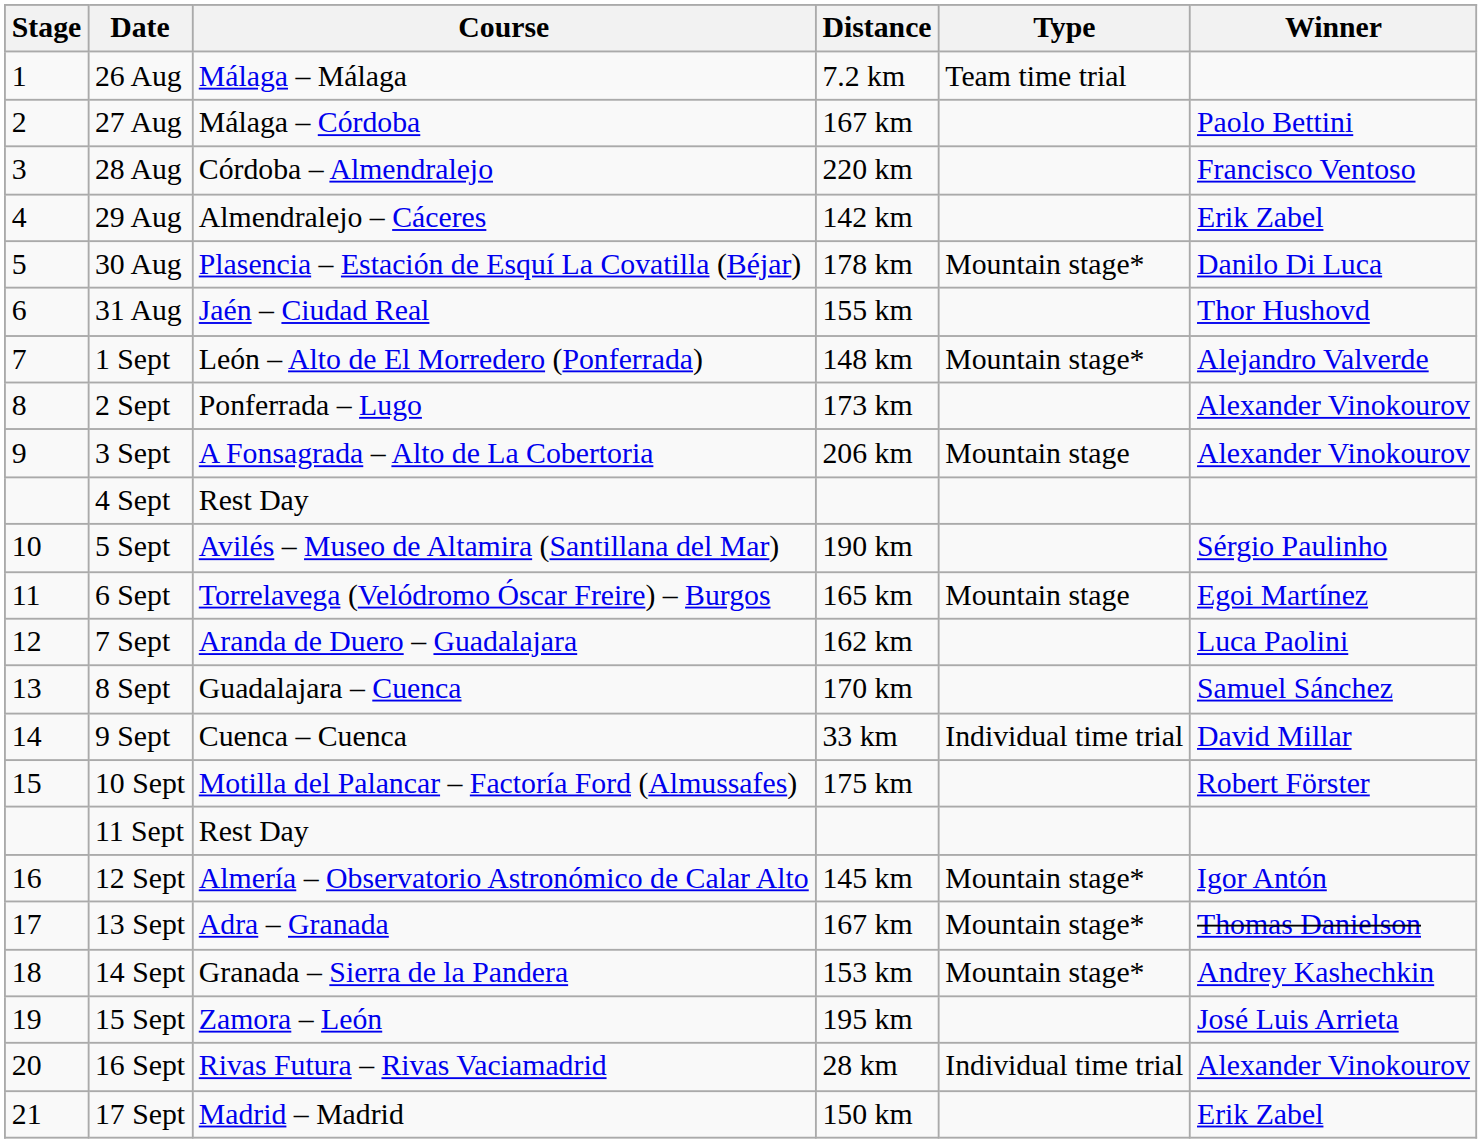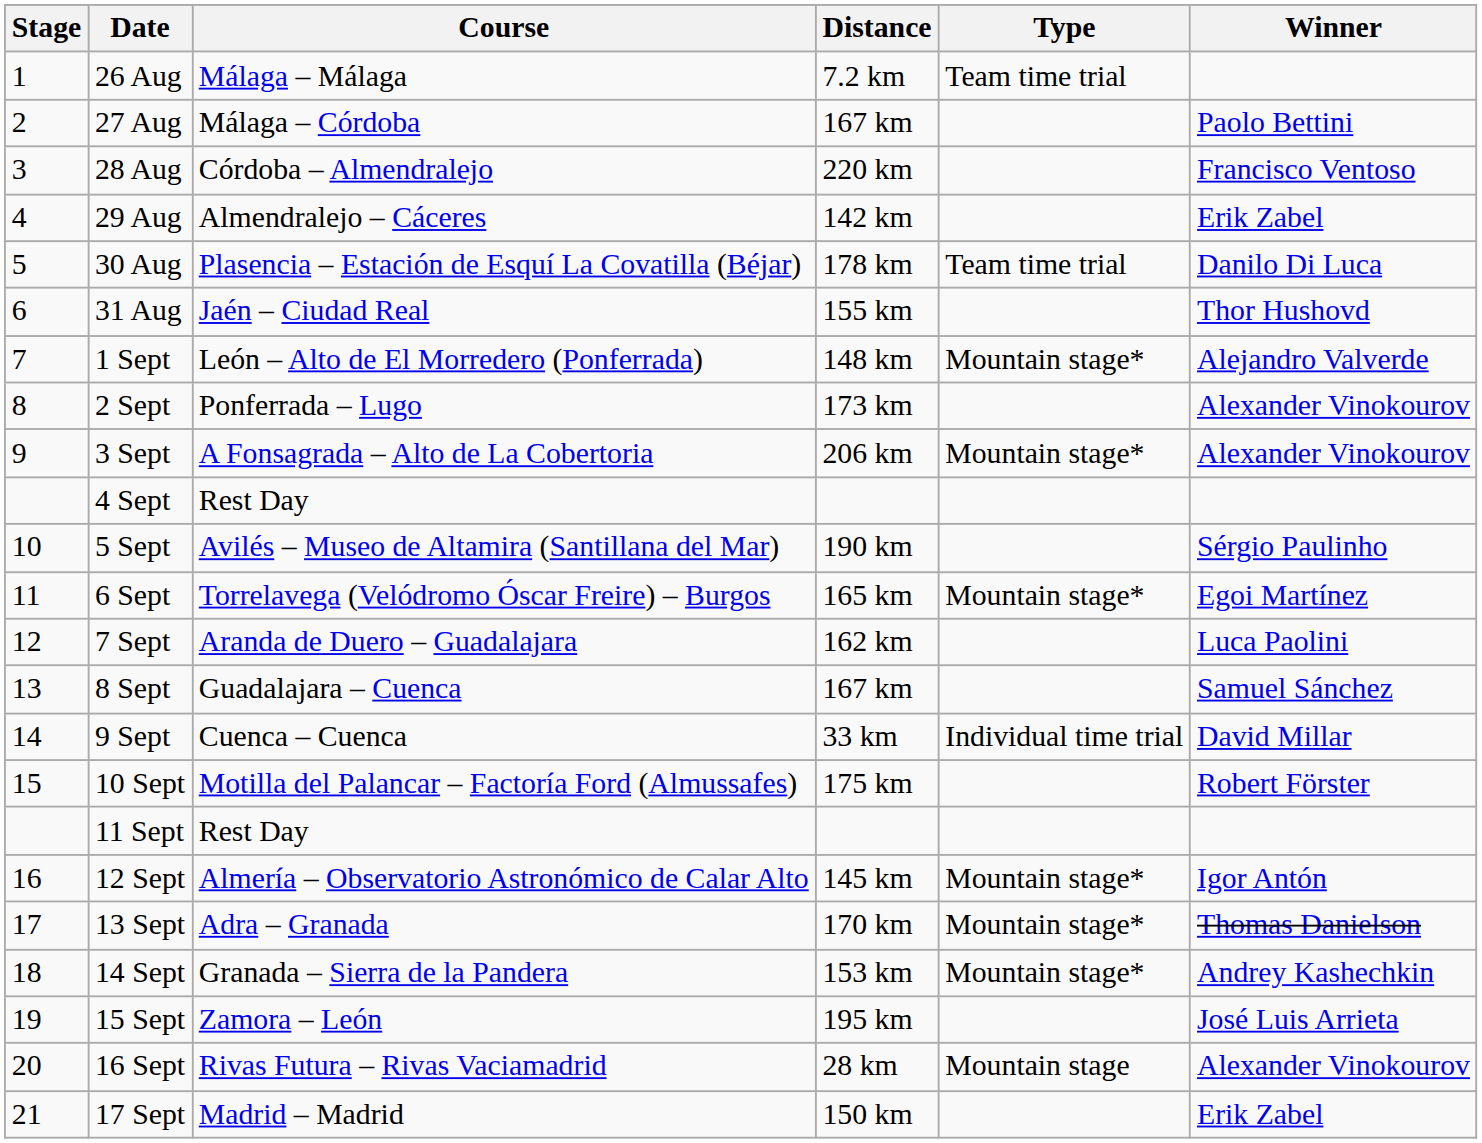(1045, 264) Mountain stage* -> (1036, 264) Team time trial
(1037, 452) Mountain stage -> (1045, 452) Mountain stage*
(1037, 594) Mountain stage -> (1045, 594) Mountain stage*
(868, 688) 170 km -> (868, 688) 167 km
(868, 924) 167 km -> (868, 924) 170 km
(1064, 1066) Individual time trial -> (1037, 1066) Mountain stage
